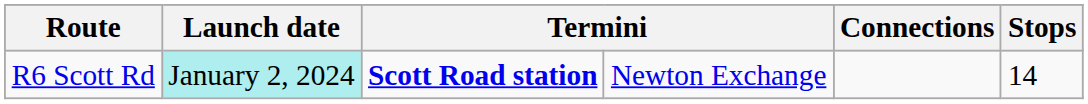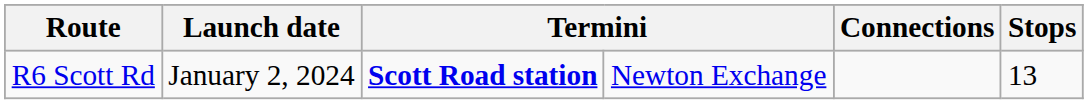(261, 74) paleturquoise background -> (261, 74) no background
(1023, 74) 14 -> (1023, 74) 13
